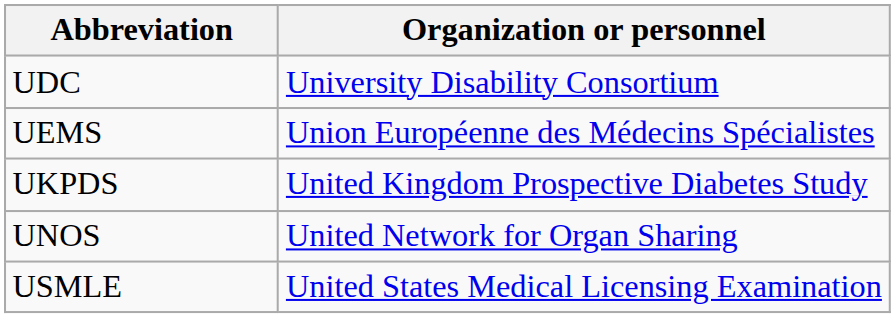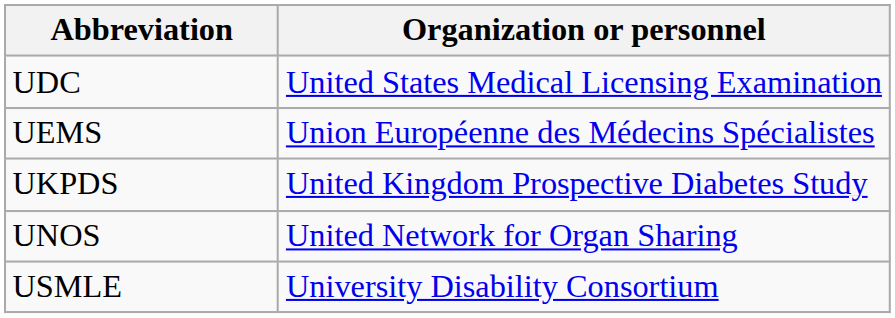(502, 81) University Disability Consortium -> (584, 81) United States Medical Licensing Examination
(584, 286) United States Medical Licensing Examination -> (502, 286) University Disability Consortium
